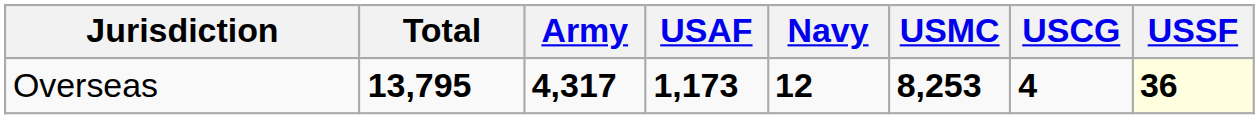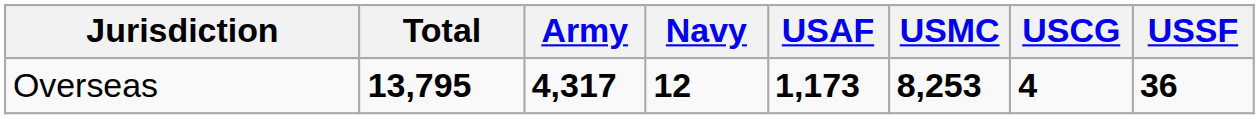columns swapped: (828, 31) <-> (706, 31)
(1159, 85) lightyellow background -> (1159, 85) no background
